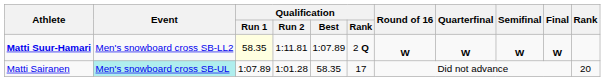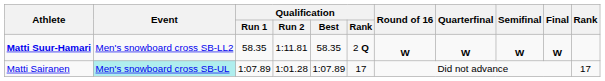(254, 48) lightyellow background -> (254, 48) no background
(329, 48) 1:07.89 -> (329, 48) 58.35
(329, 69) 58.35 -> (329, 69) 1:07.89
(585, 69) 20 -> (585, 69) 17
